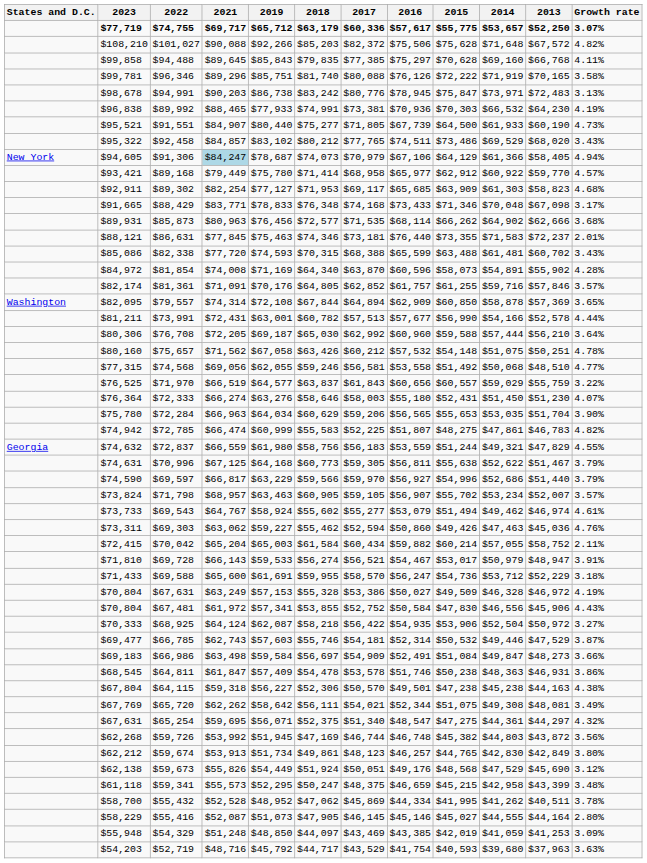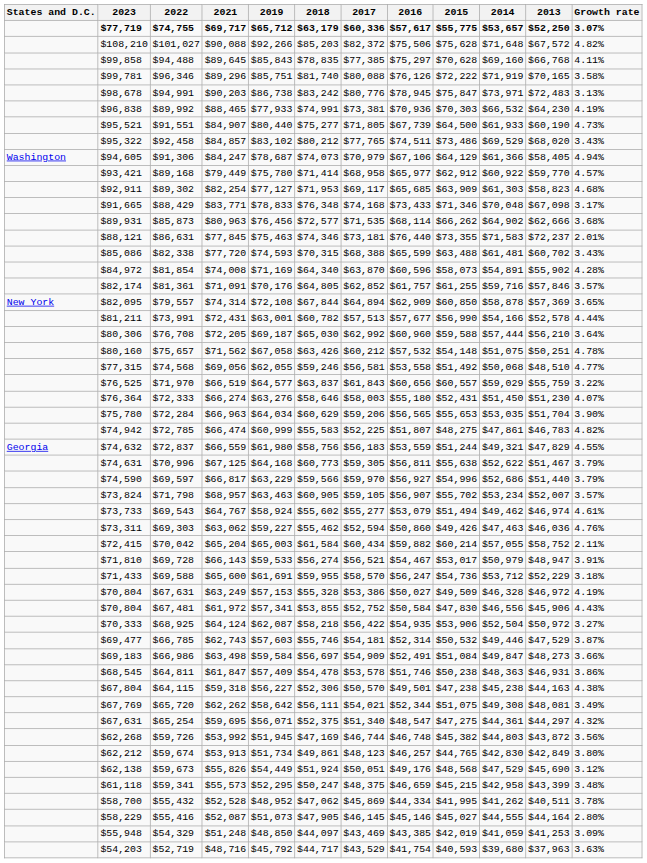(318, 61) $79,835 -> (318, 61) $78,835
(30, 157) New York -> (36, 157) Washington
(225, 157) lightblue background -> (225, 157) no background
(36, 302) Washington -> (30, 302) New York
(549, 528) $45,036 -> (549, 528) $46,036
